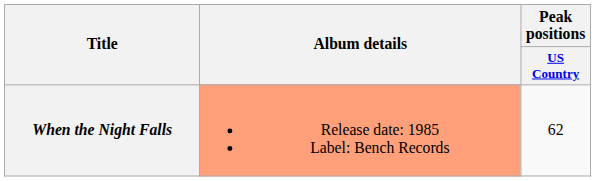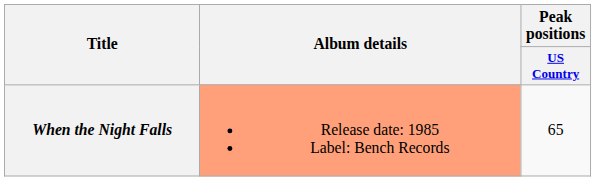(556, 130) 62 -> (556, 130) 65
